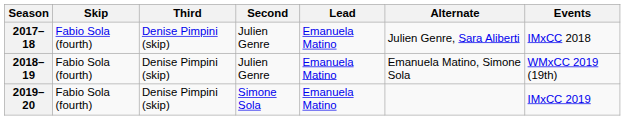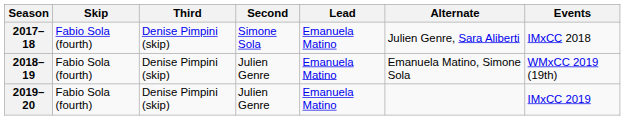(254, 37) Julien Genre -> (257, 37) Simone Sola
(257, 99) Simone Sola -> (254, 99) Julien Genre
